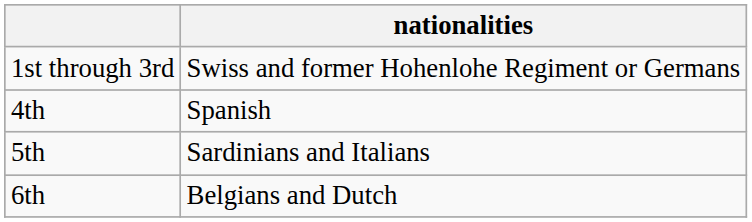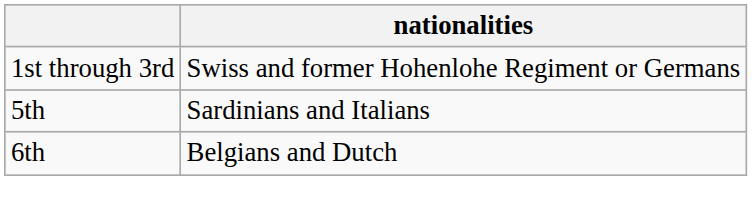- row: (28, 110)
